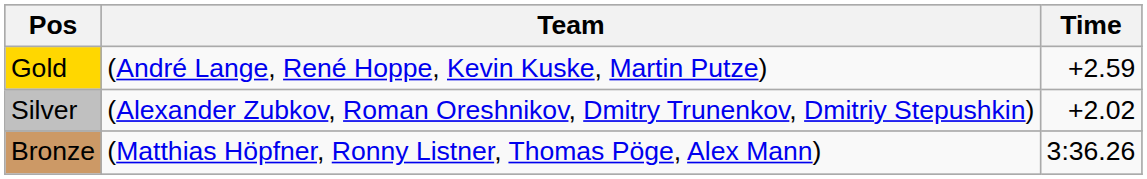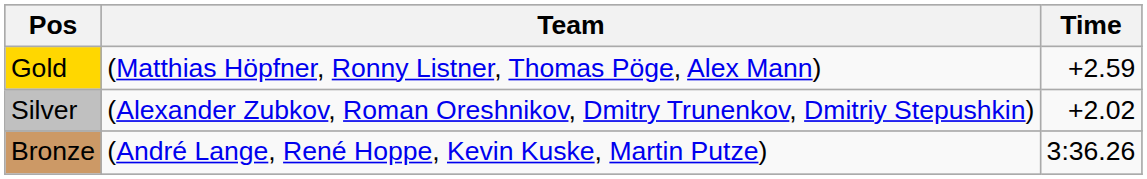(437, 67) (André Lange, René Hoppe, Kevin Kuske, Martin Putze) -> (464, 67) (Matthias Höpfner, Ronny Listner, Thomas Pöge, Alex Mann)
(464, 151) (Matthias Höpfner, Ronny Listner, Thomas Pöge, Alex Mann) -> (437, 151) (André Lange, René Hoppe, Kevin Kuske, Martin Putze)
